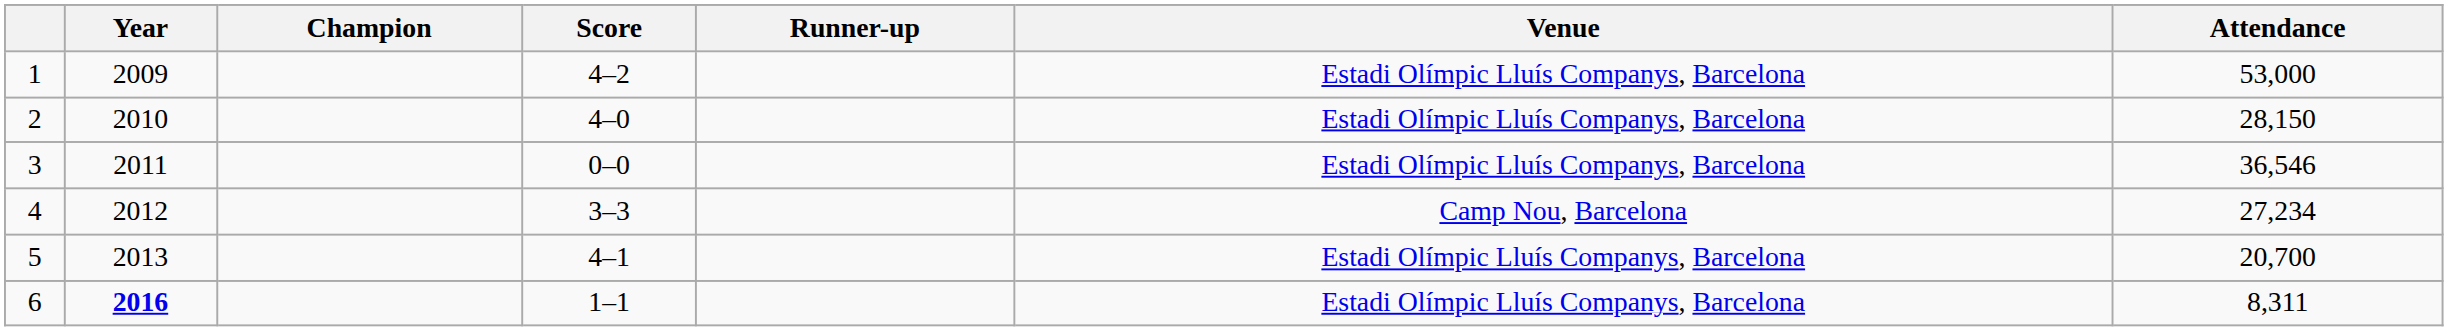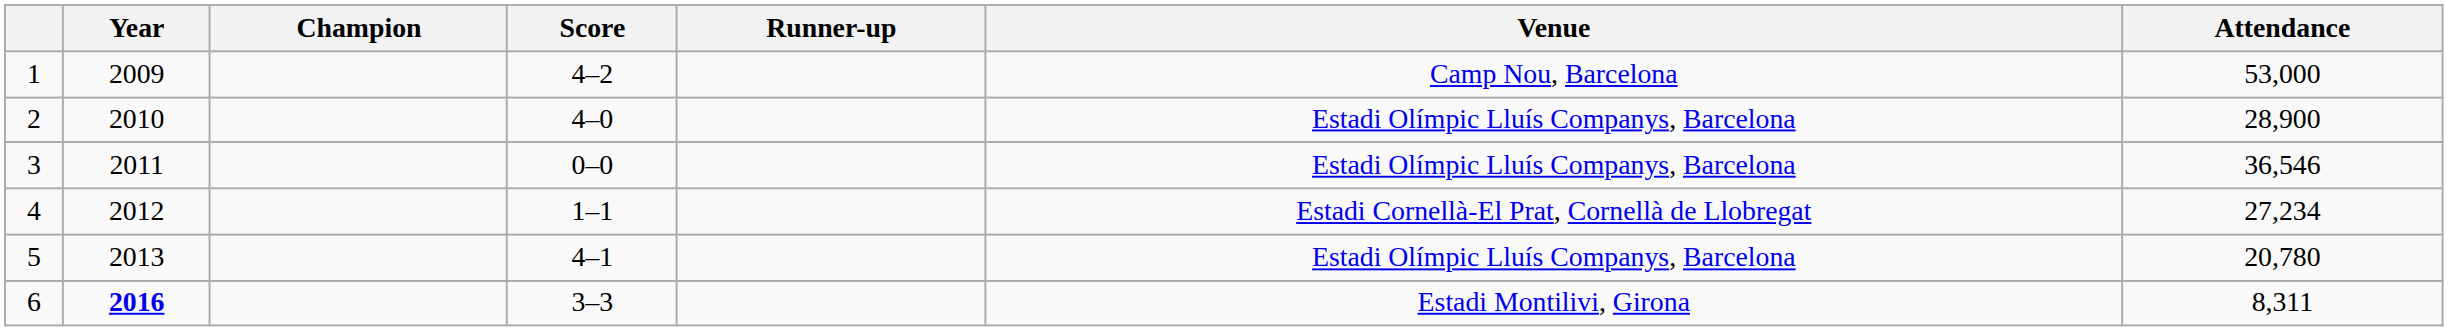(1563, 73) Estadi Olímpic Lluís Companys, Barcelona -> (1554, 73) Camp Nou, Barcelona
(2278, 119) 28,150 -> (2282, 119) 28,900
(609, 211) 3–3 -> (592, 211) 1–1
(1563, 211) Camp Nou, Barcelona -> (1554, 211) Estadi Cornellà-El Prat, Cornellà de Llobregat
(2278, 256) 20,700 -> (2282, 256) 20,780
(609, 302) 1–1 -> (592, 302) 3–3
(1563, 302) Estadi Olímpic Lluís Companys, Barcelona -> (1554, 302) Estadi Montilivi, Girona
